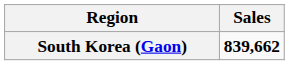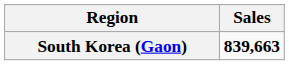(252, 45) 839,662 -> (252, 45) 839,663
